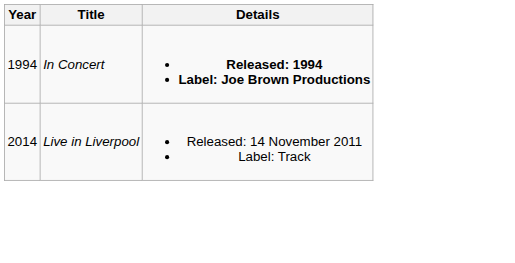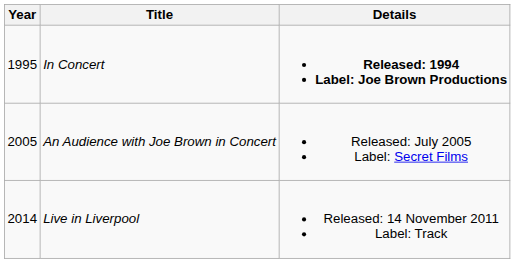(22, 64) 1994 -> (22, 64) 1995
+ row: (160, 141)
